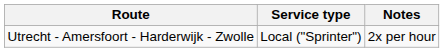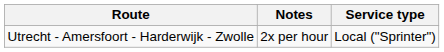columns swapped: (311, 15) <-> (402, 15)
